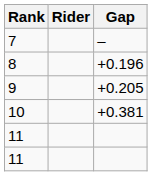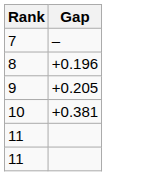- column: (71, 17)
